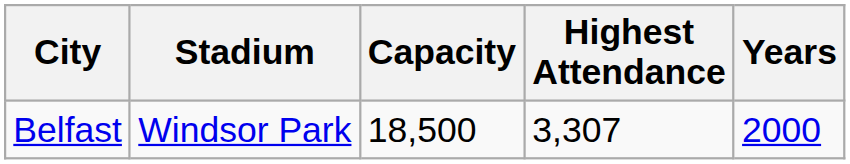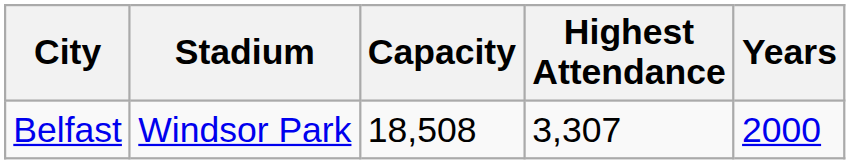(422, 128) 18,500 -> (422, 128) 18,508
